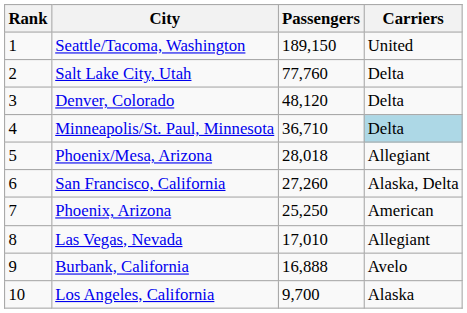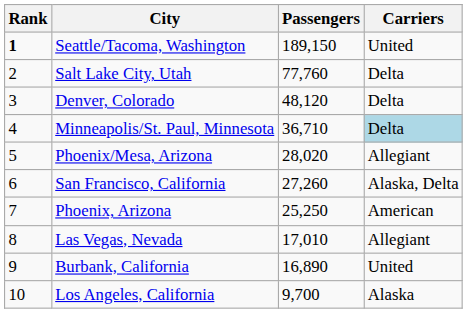(13, 46) normal -> (13, 46) bold
(305, 156) 28,018 -> (305, 156) 28,020
(305, 266) 16,888 -> (305, 266) 16,890
(388, 266) Avelo -> (390, 266) United
